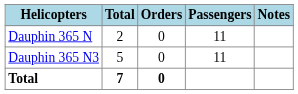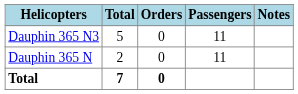rows swapped: (50, 36) <-> (54, 57)
